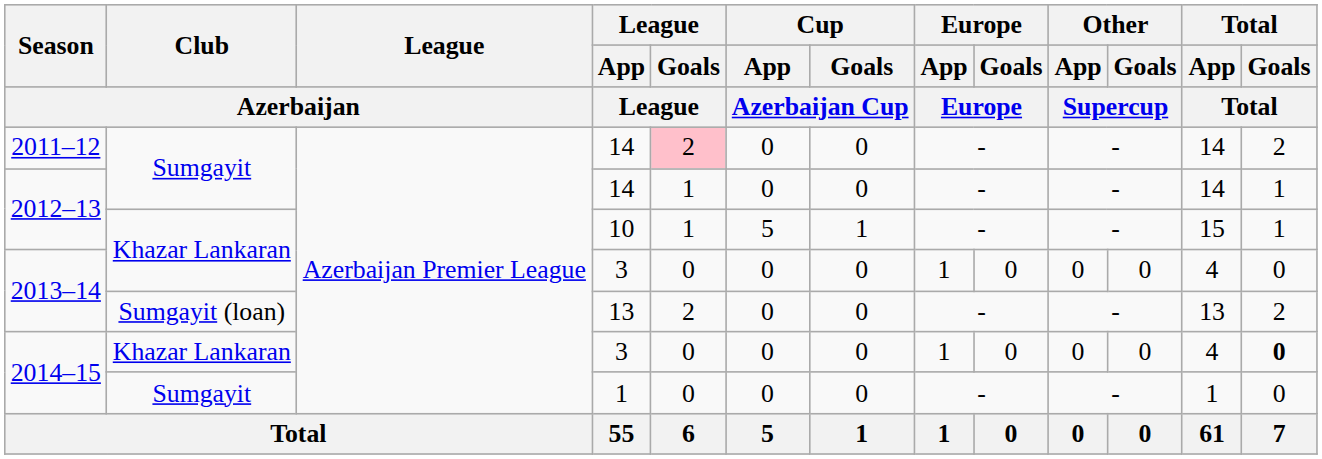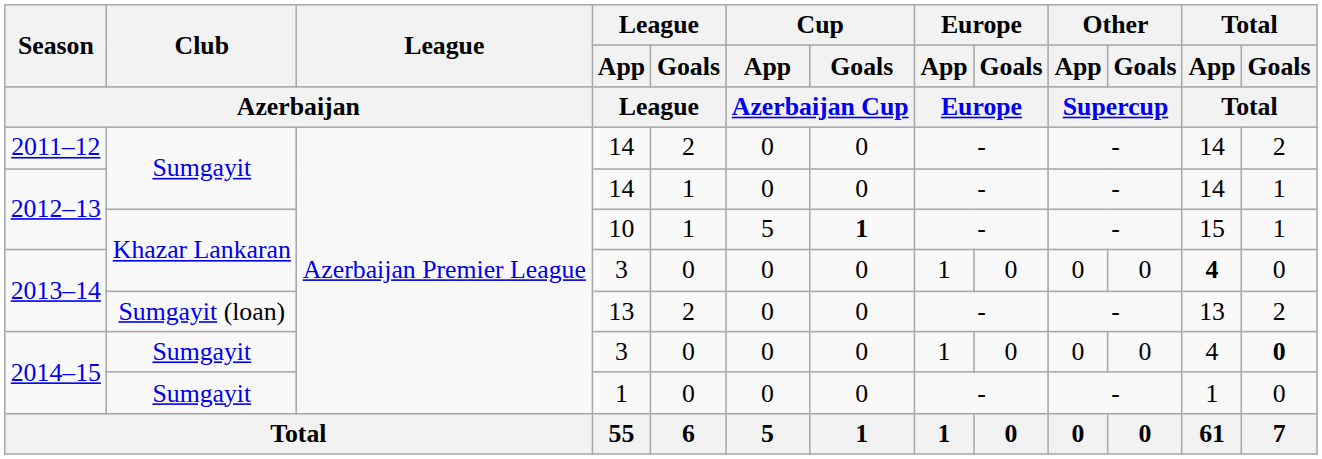(688, 147) pink background -> (688, 147) no background
(862, 229) normal -> (862, 229) bold
(1212, 270) normal -> (1212, 270) bold
(202, 351) Khazar Lankaran -> (202, 351) Sumgayit
